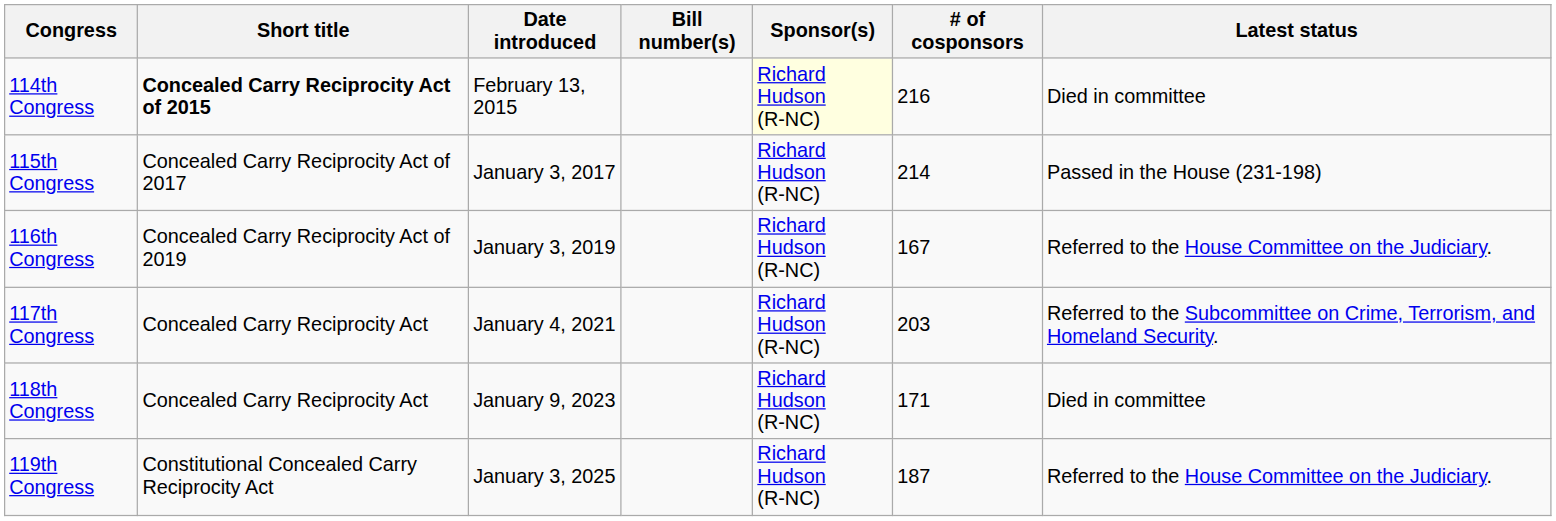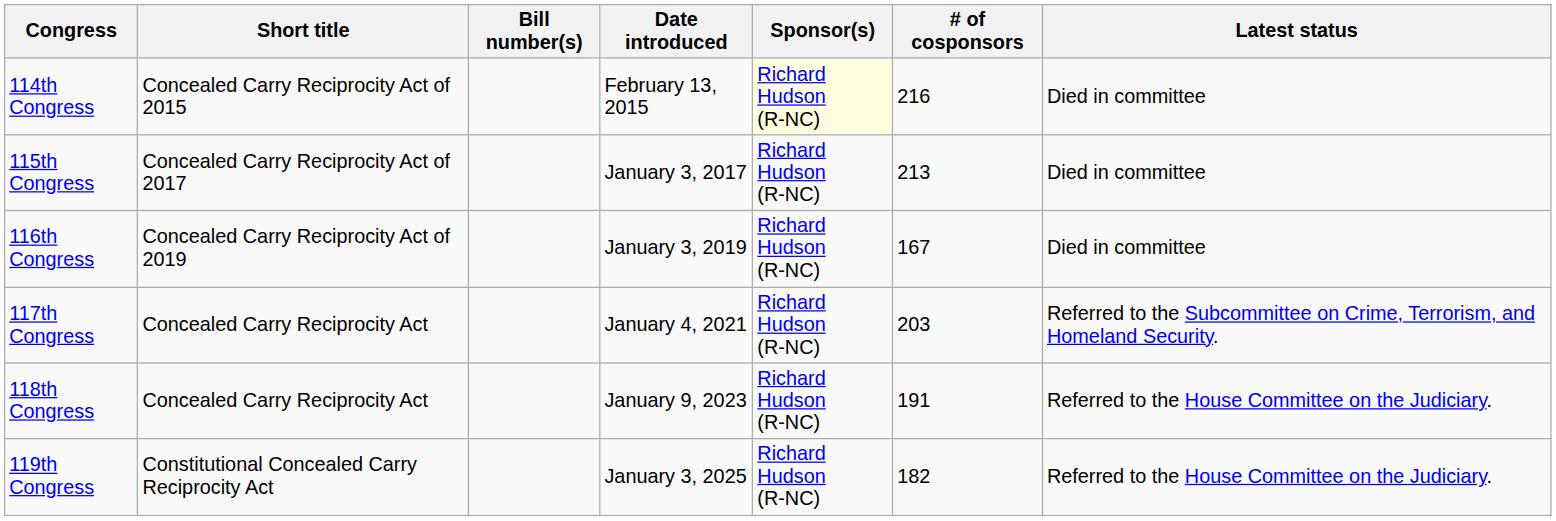columns swapped: (687, 31) <-> (545, 31)
(296, 96) bold -> (296, 96) normal
(914, 172) 214 -> (914, 172) 213
(1184, 172) Passed in the House (231-198) -> (1126, 172) Died in committee
(1270, 248) Referred to the House Committee on the Judiciary. -> (1126, 248) Died in committee
(914, 400) 171 -> (914, 400) 191
(1126, 400) Died in committee -> (1270, 400) Referred to the House Committee on the Judiciary.
(914, 476) 187 -> (914, 476) 182
